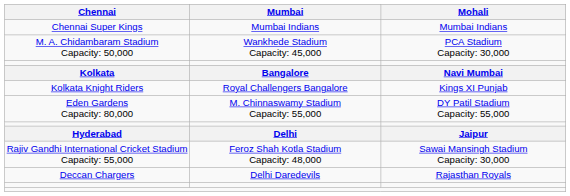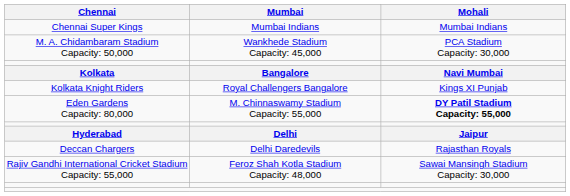(473, 108) normal -> (473, 108) bold
rows swapped: (97, 175) <-> (97, 154)
